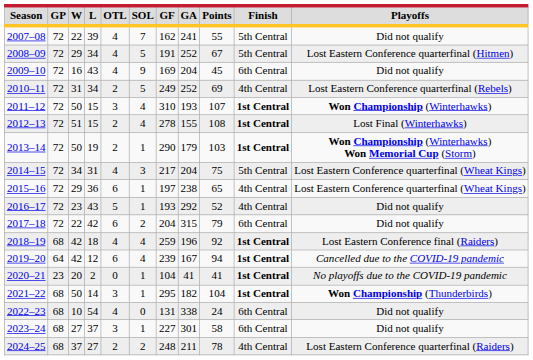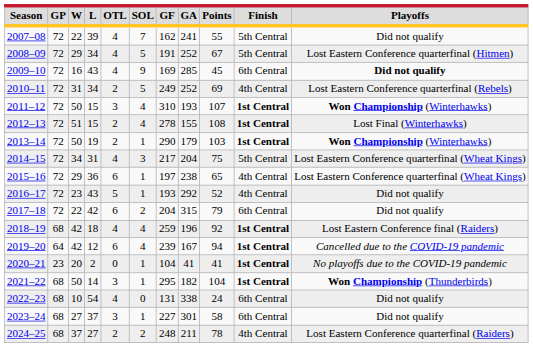(189, 71) 204 -> (189, 71) 285
(410, 71) normal -> (410, 71) bold
(410, 147) Won Championship (Winterhawks) Won Memorial Cup (Storm) -> (410, 141) Won Championship (Winterhawks)
